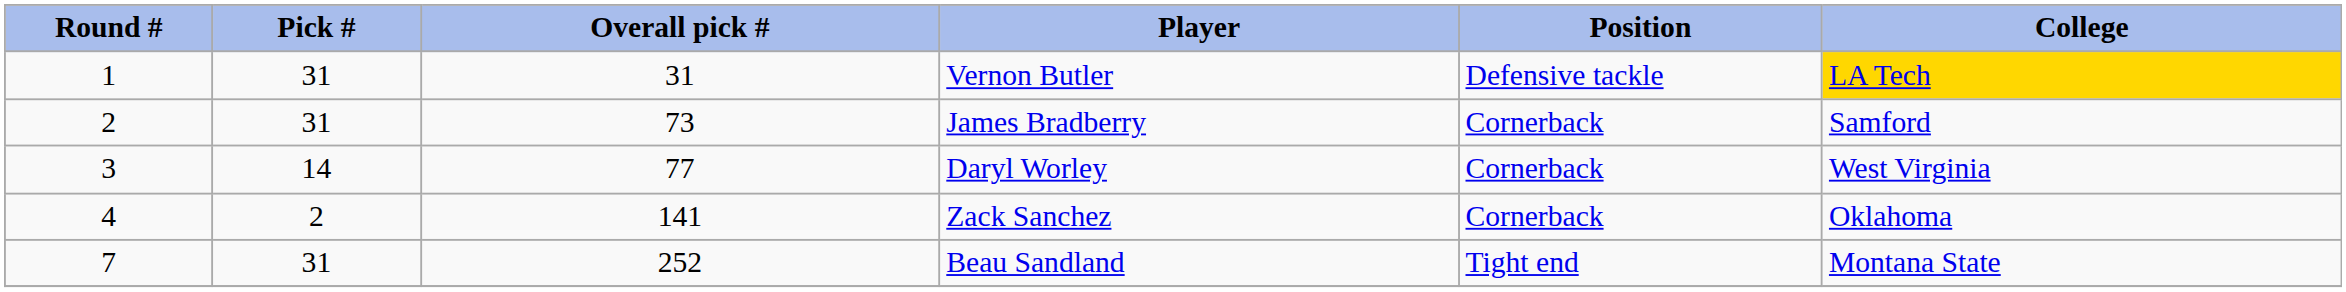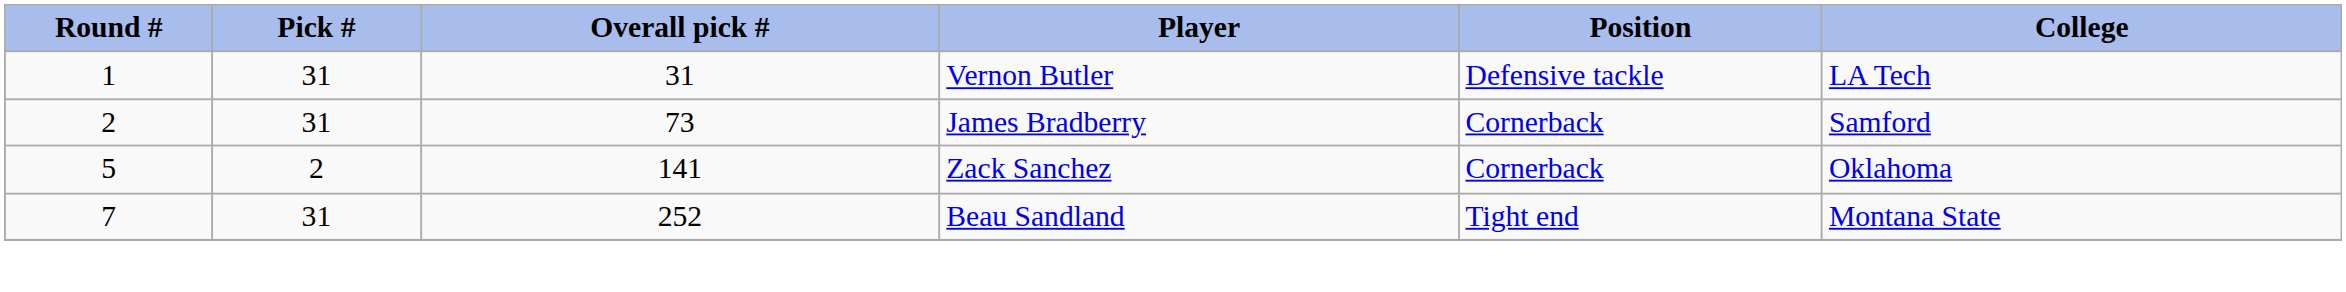(1880, 74) gold background -> (1880, 74) no background
- row: (1027, 168)
(109, 215) 4 -> (109, 168) 5
